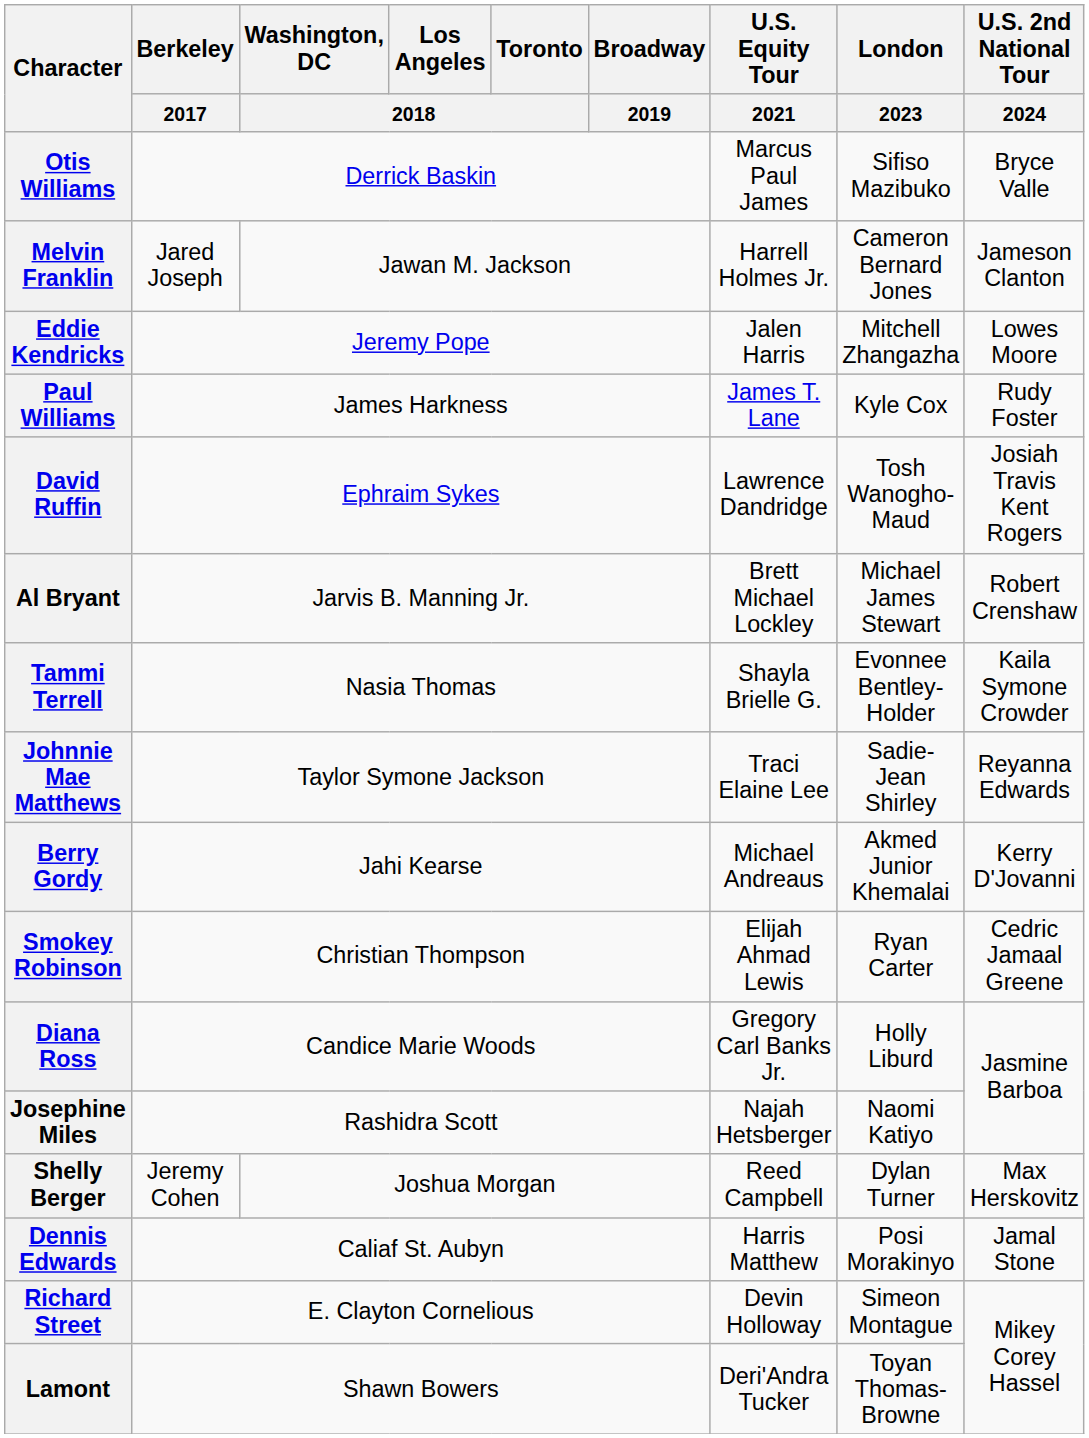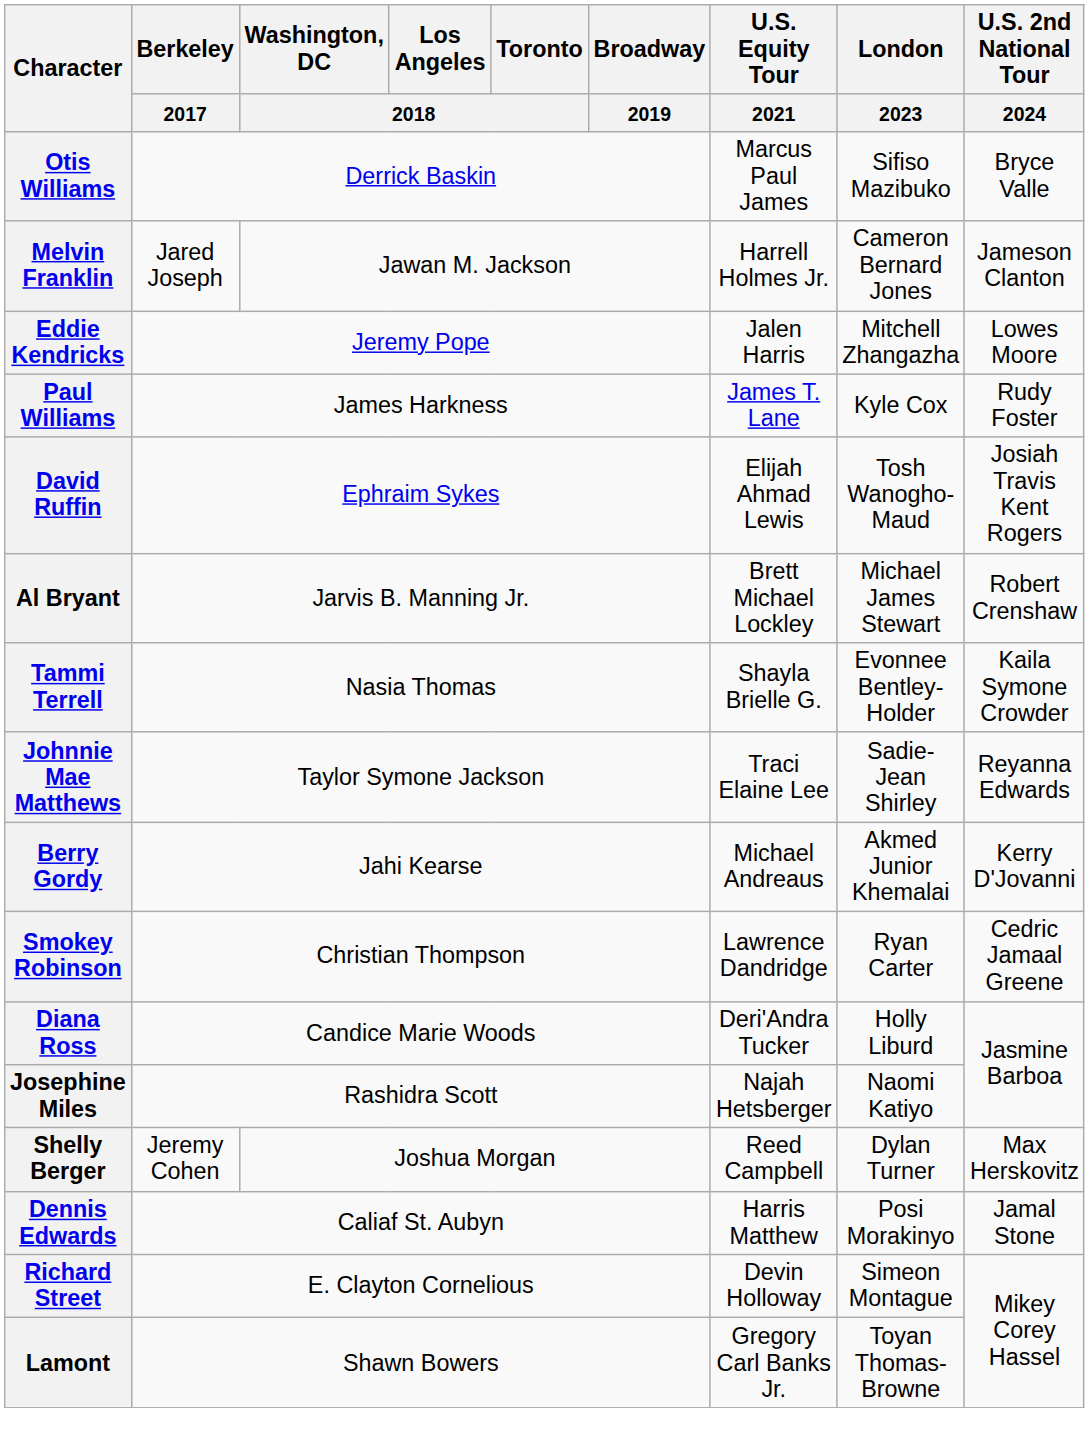(774, 494) Lawrence Dandridge -> (774, 494) Elijah Ahmad Lewis
(774, 956) Elijah Ahmad Lewis -> (774, 956) Lawrence Dandridge
(774, 1045) Gregory Carl Banks Jr. -> (774, 1032) Deri'Andra Tucker
(774, 1388) Deri'Andra Tucker -> (774, 1362) Gregory Carl Banks Jr.
